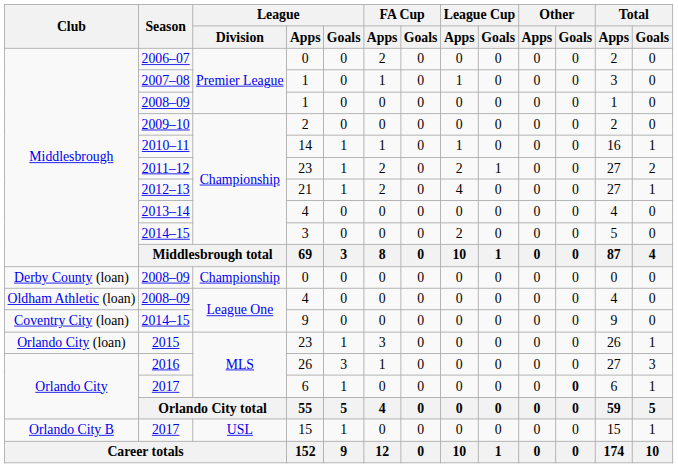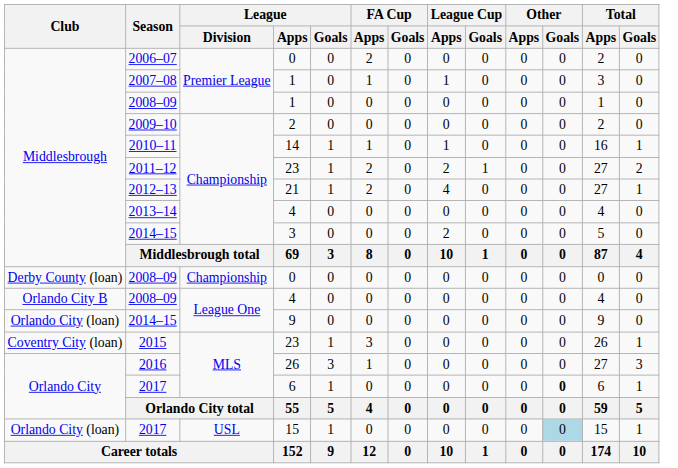(71, 299) Oldham Athletic (loan) -> (65, 299) Orlando City B
(71, 320) Coventry City (loan) -> (65, 320) Orlando City (loan)
(71, 342) Orlando City (loan) -> (65, 342) Coventry City (loan)
(71, 430) Orlando City B -> (65, 430) Orlando City (loan)
(575, 430) no background -> (562, 430) lightblue background
